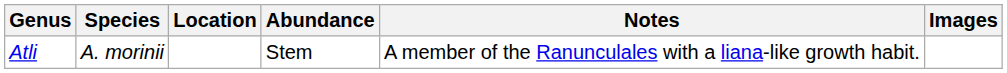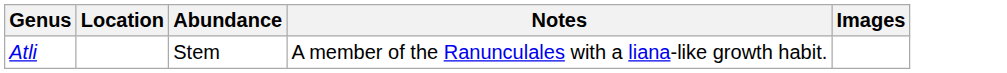- column: (122, 20)
